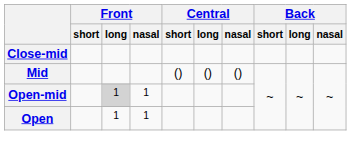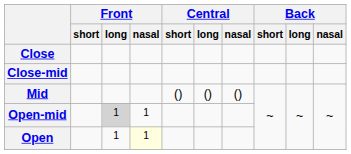+ row: (37, 53)
(146, 115) no background -> (146, 135) lightyellow background
